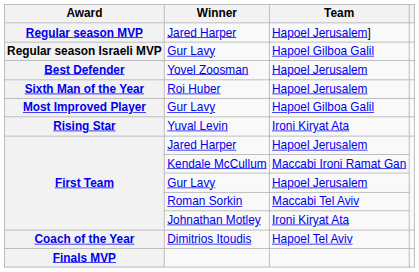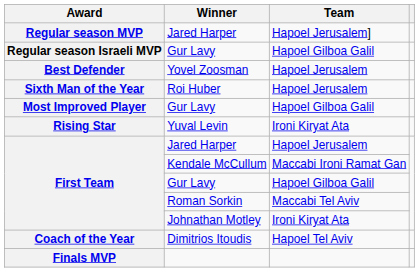(320, 182) Hapoel Jerusalem -> (323, 182) Hapoel Gilboa Galil
